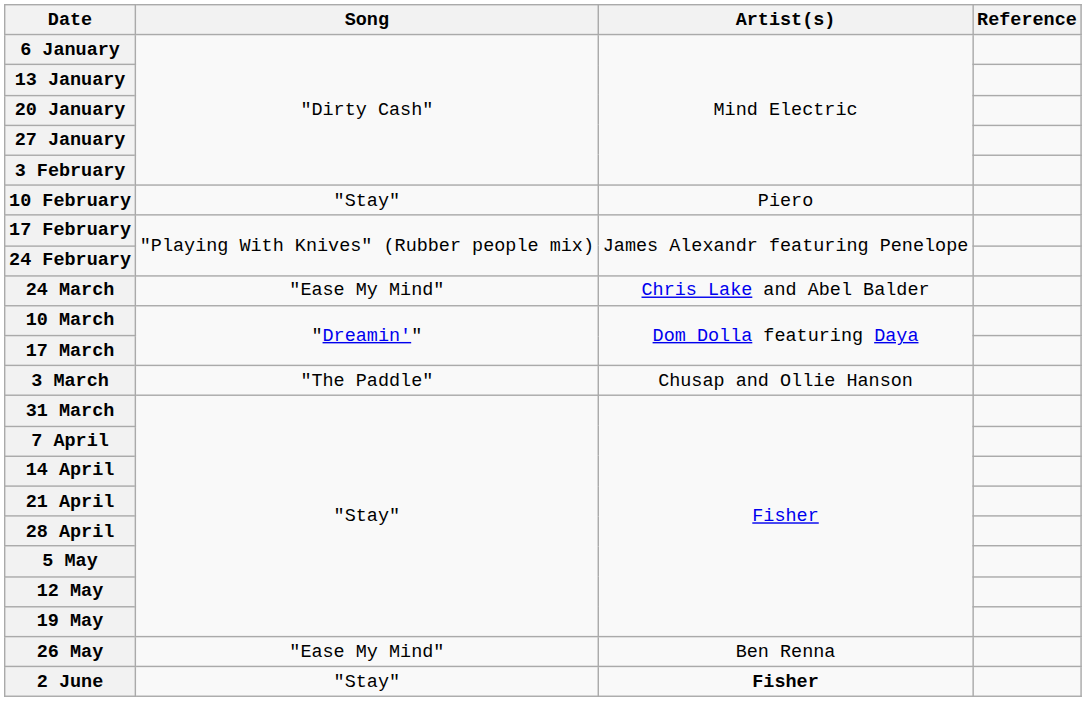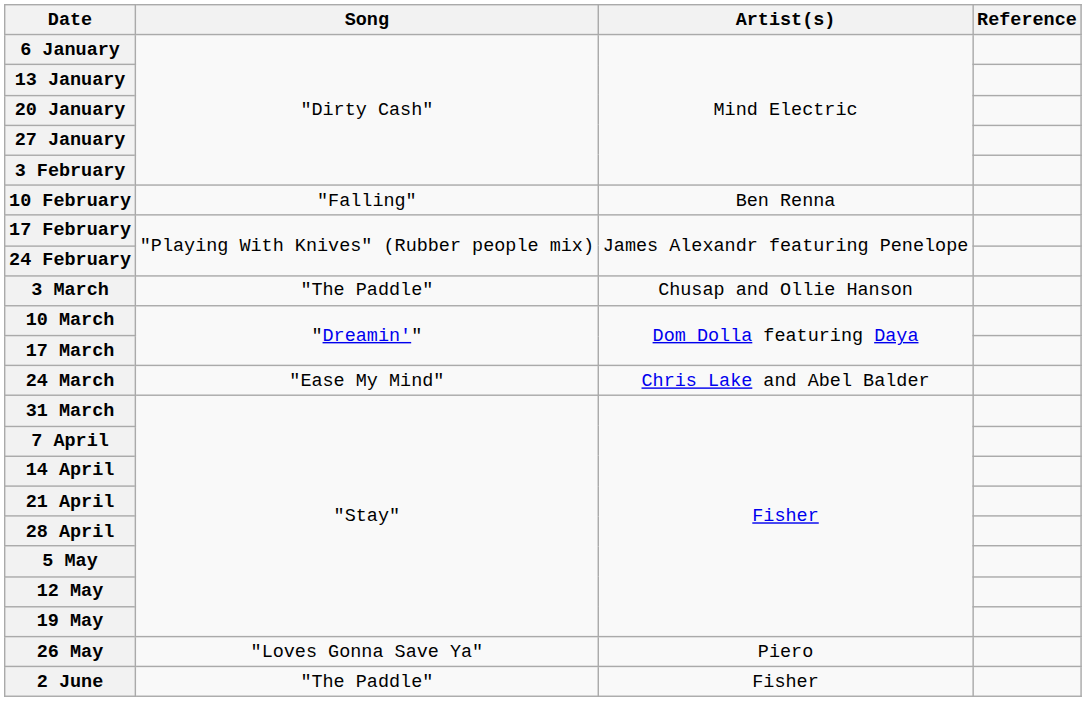(367, 200) "Stay" -> (367, 200) "Falling"
(786, 200) Piero -> (786, 200) Ben Renna
rows swapped: (70, 381) <-> (70, 291)
(367, 652) "Ease My Mind" -> (367, 652) "Loves Gonna Save Ya"
(786, 652) Ben Renna -> (786, 652) Piero
(367, 682) "Stay" -> (367, 682) "The Paddle"
(786, 682) bold -> (786, 682) normal
